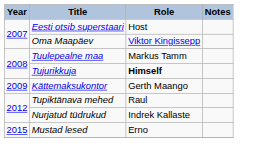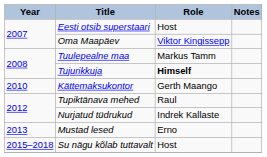(17, 86) 2009 -> (17, 86) 2010
(17, 130) 2015 -> (17, 130) 2013
+ row: (105, 145)
